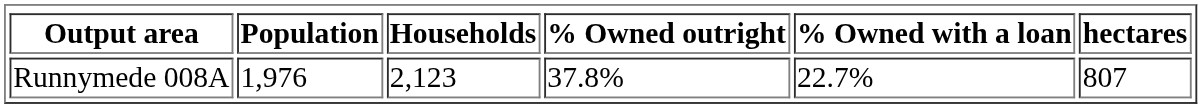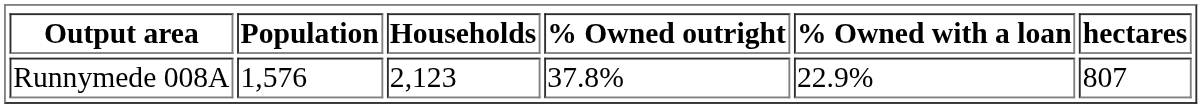(274, 77) 1,976 -> (274, 77) 1,576
(835, 77) 22.7% -> (835, 77) 22.9%
